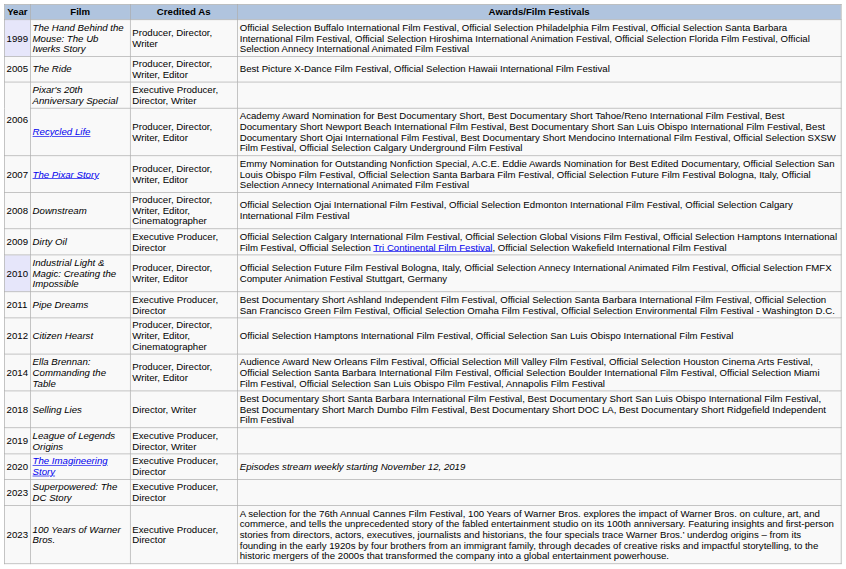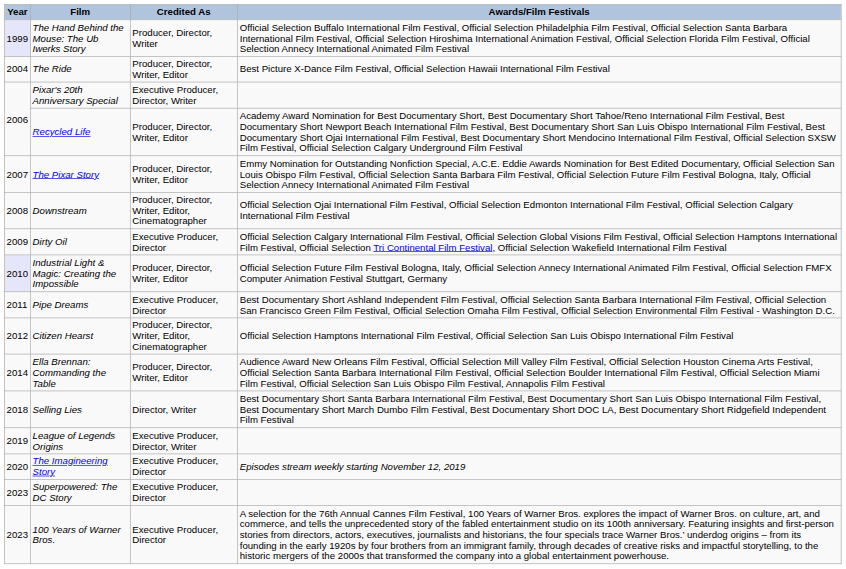(17, 70) 2005 -> (17, 70) 2004
